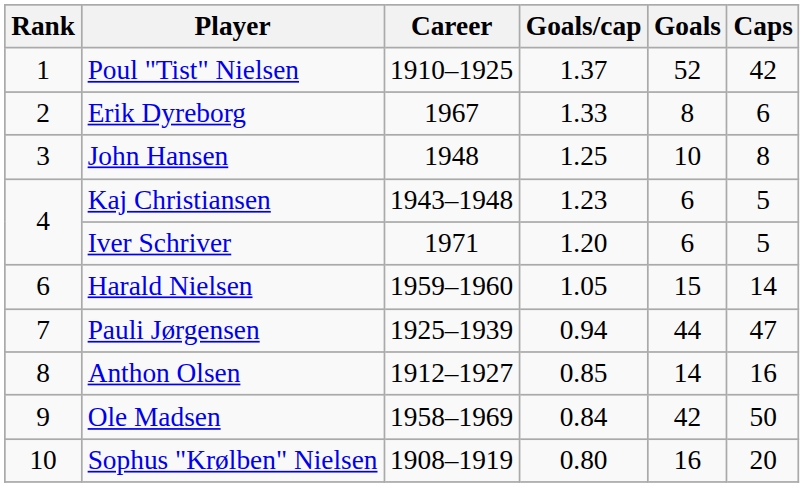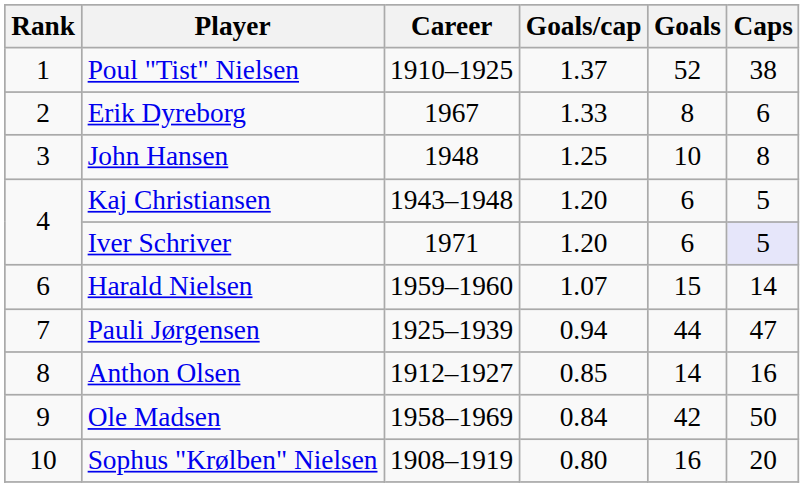(763, 69) 42 -> (763, 69) 38
(584, 199) 1.23 -> (584, 199) 1.20
(763, 243) no background -> (763, 243) lavender background
(584, 286) 1.05 -> (584, 286) 1.07
